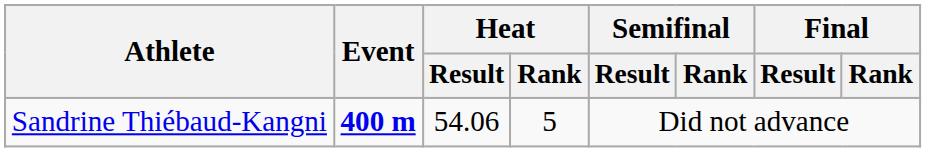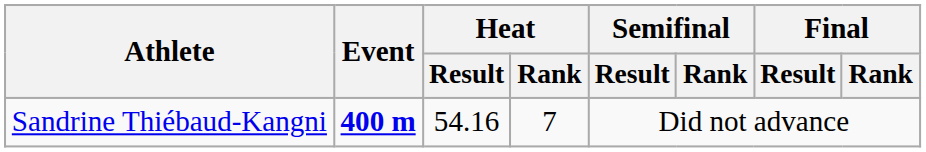(467, 122) 54.06 -> (467, 122) 54.16
(549, 122) 5 -> (549, 122) 7
